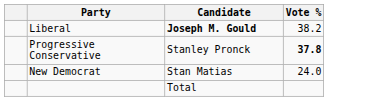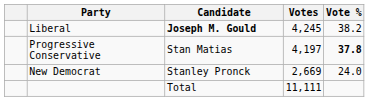+ column: (304, 12)
(209, 50) Stanley Pronck -> (200, 50) Stan Matias
(200, 72) Stan Matias -> (209, 72) Stanley Pronck
